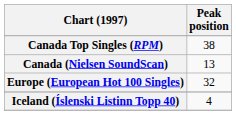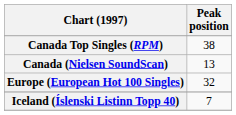(209, 100) 4 -> (209, 100) 7
